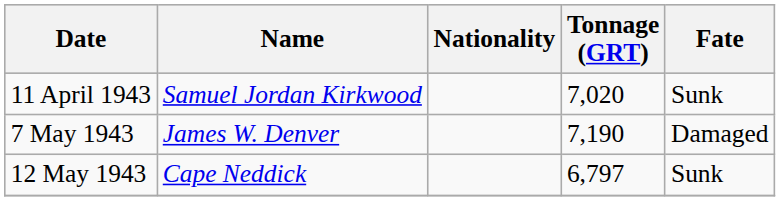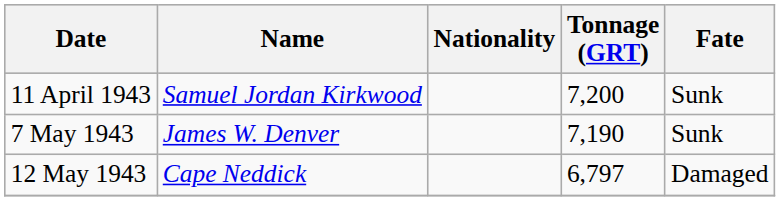(596, 93) 7,020 -> (596, 93) 7,200
(720, 133) Damaged -> (697, 133) Sunk
(697, 174) Sunk -> (720, 174) Damaged
